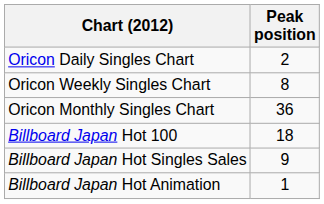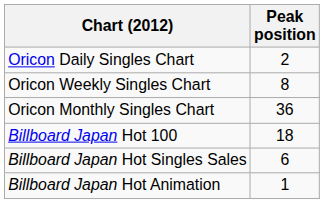(285, 160) 9 -> (285, 160) 6
